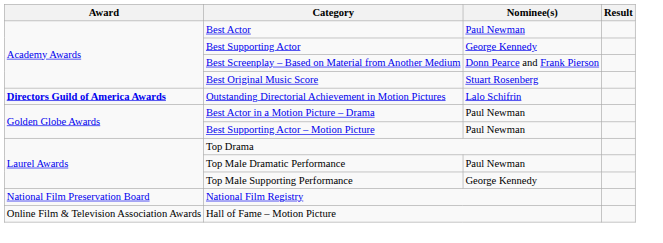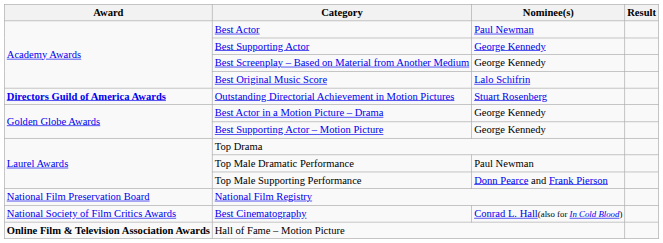(532, 63) Donn Pearce and Frank Pierson -> (510, 63) George Kennedy
(502, 79) Stuart Rosenberg -> (502, 79) Lalo Schifrin
(493, 96) Lalo Schifrin -> (511, 96) Stuart Rosenberg
(495, 113) Paul Newman -> (510, 113) George Kennedy
(495, 130) Paul Newman -> (510, 130) George Kennedy
(501, 180) George Kennedy -> (541, 180) Donn Pearce and Frank Pierson
+ row: (261, 213)
(104, 213) normal -> (108, 230) bold
